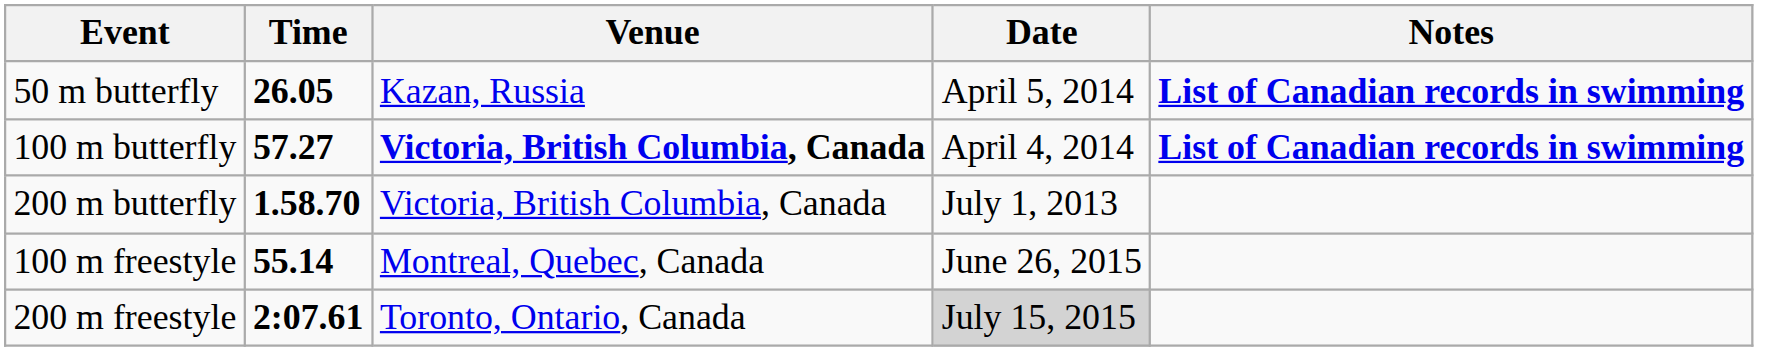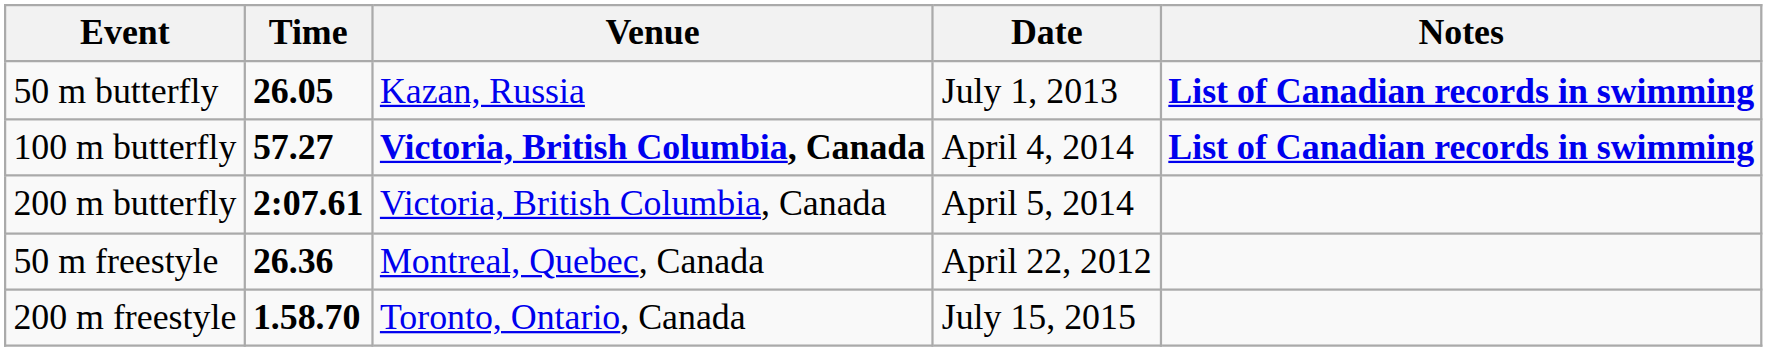(1038, 89) April 5, 2014 -> (1030, 89) July 1, 2013
(307, 203) 1.58.70 -> (308, 203) 2:07.61
(1030, 203) July 1, 2013 -> (1038, 203) April 5, 2014
+ row: (116, 260)
- row: (125, 260)
(308, 317) 2:07.61 -> (307, 317) 1.58.70
(1039, 317) lightgrey background -> (1039, 317) no background
